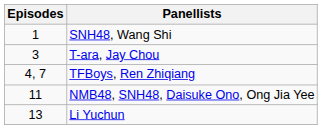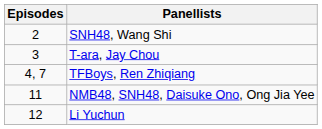(35, 34) 1 -> (35, 34) 2
(35, 114) 13 -> (35, 114) 12
